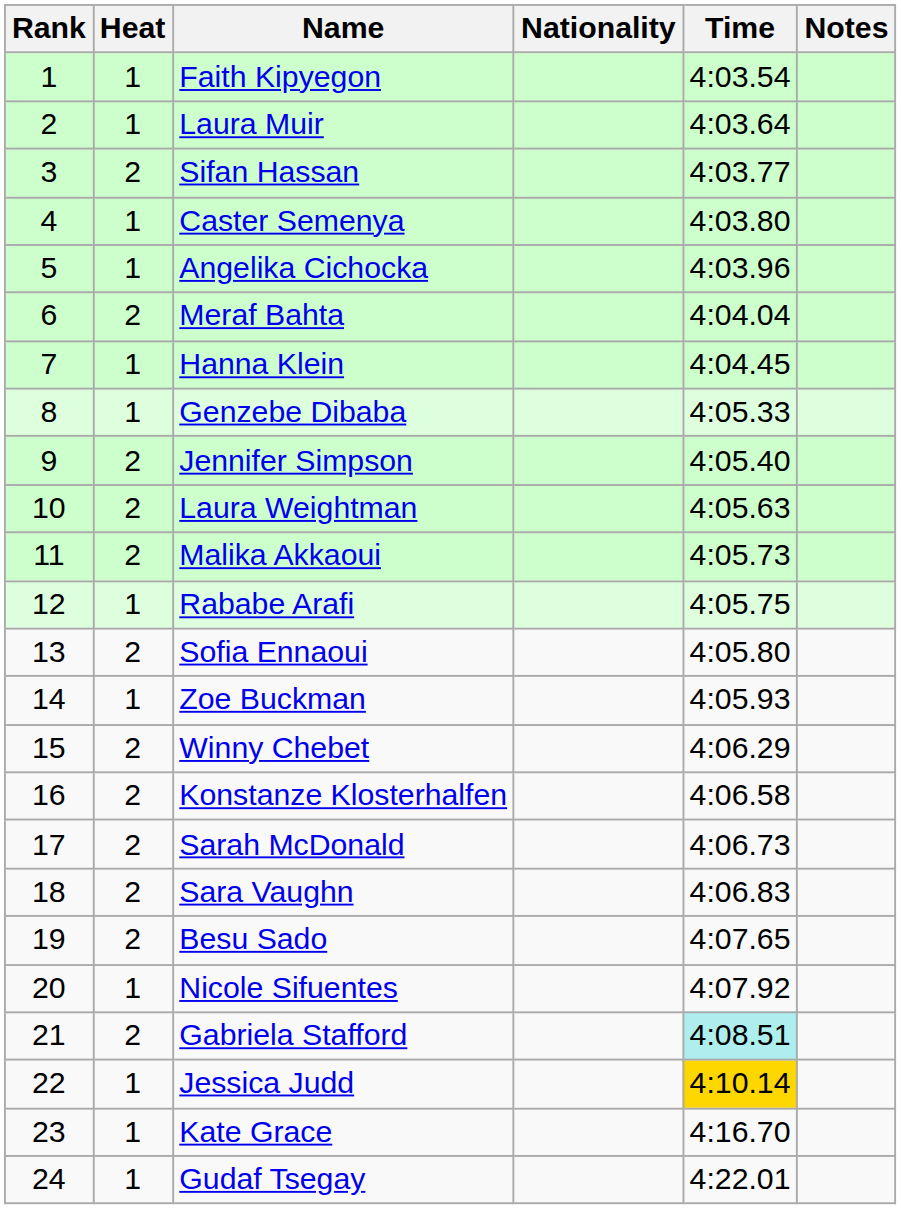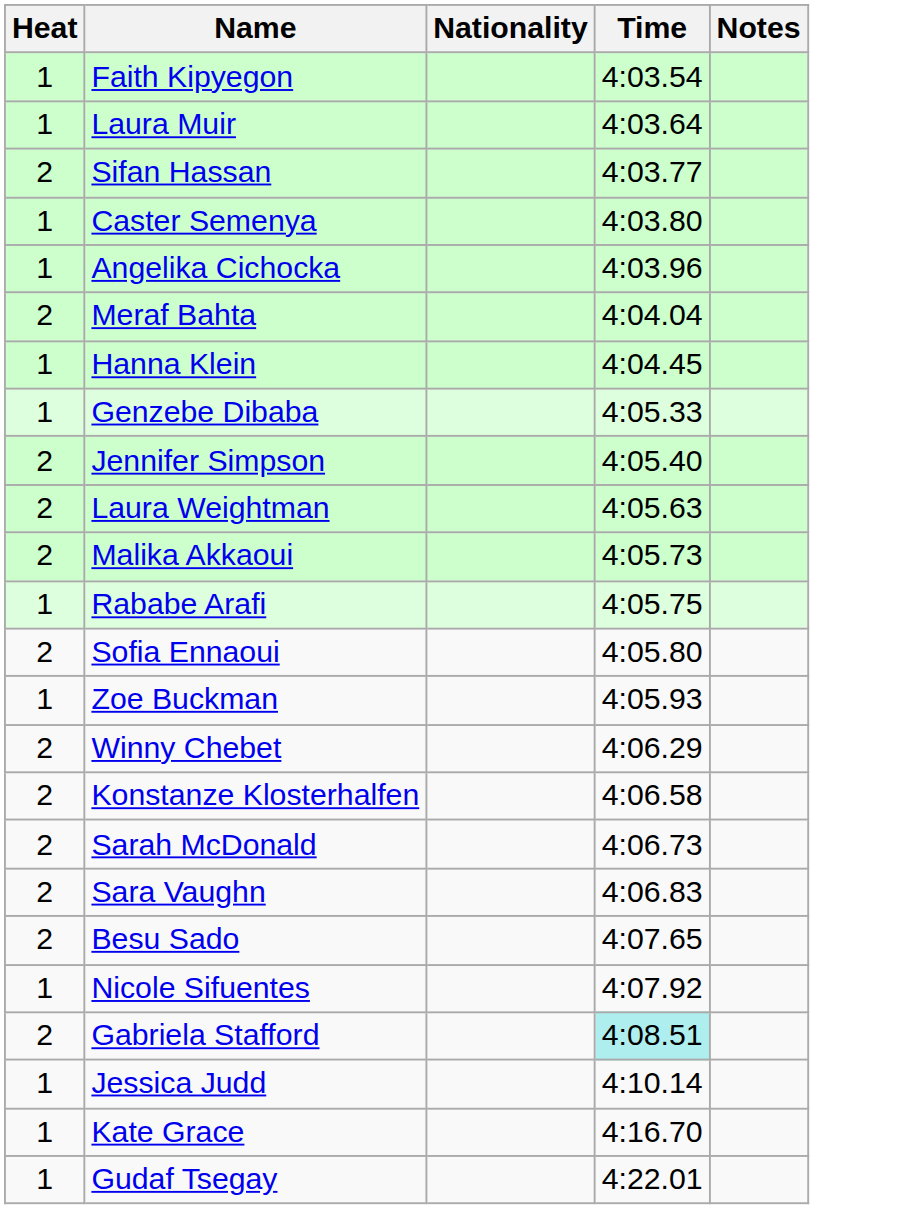- column: (49, 28)
(740, 1083) gold background -> (652, 1083) no background
